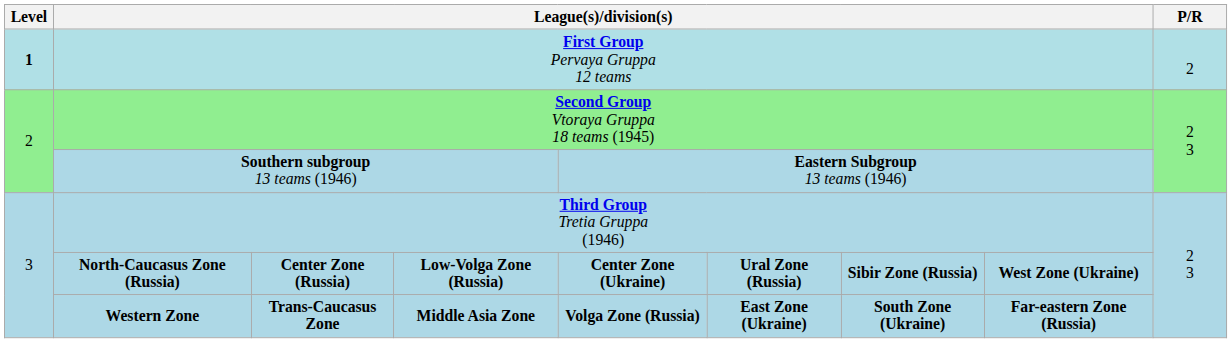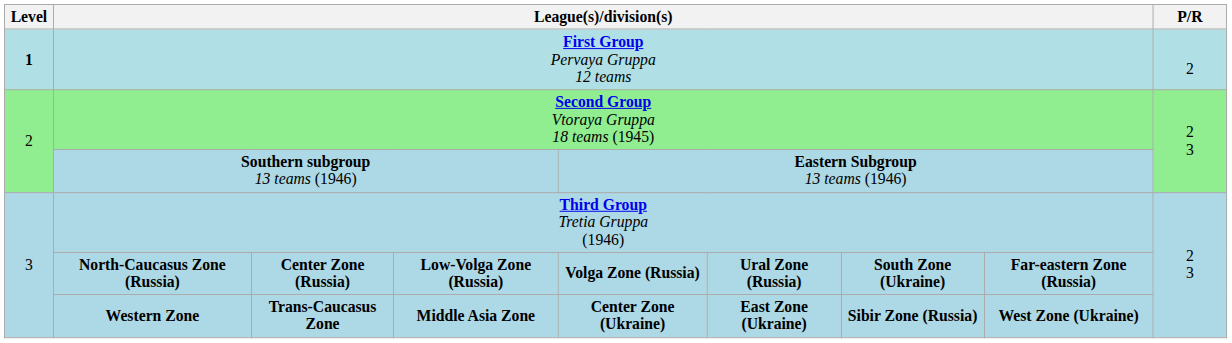(633, 273) Center Zone (Ukraine) -> (633, 273) Volga Zone (Russia)
(913, 273) Sibir Zone (Russia) -> (913, 273) South Zone (Ukraine)
(1069, 273) West Zone (Ukraine) -> (1069, 273) Far-eastern Zone (Russia)
(633, 316) Volga Zone (Russia) -> (633, 316) Center Zone (Ukraine)
(913, 316) South Zone (Ukraine) -> (913, 316) Sibir Zone (Russia)
(1069, 316) Far-eastern Zone (Russia) -> (1069, 316) West Zone (Ukraine)
